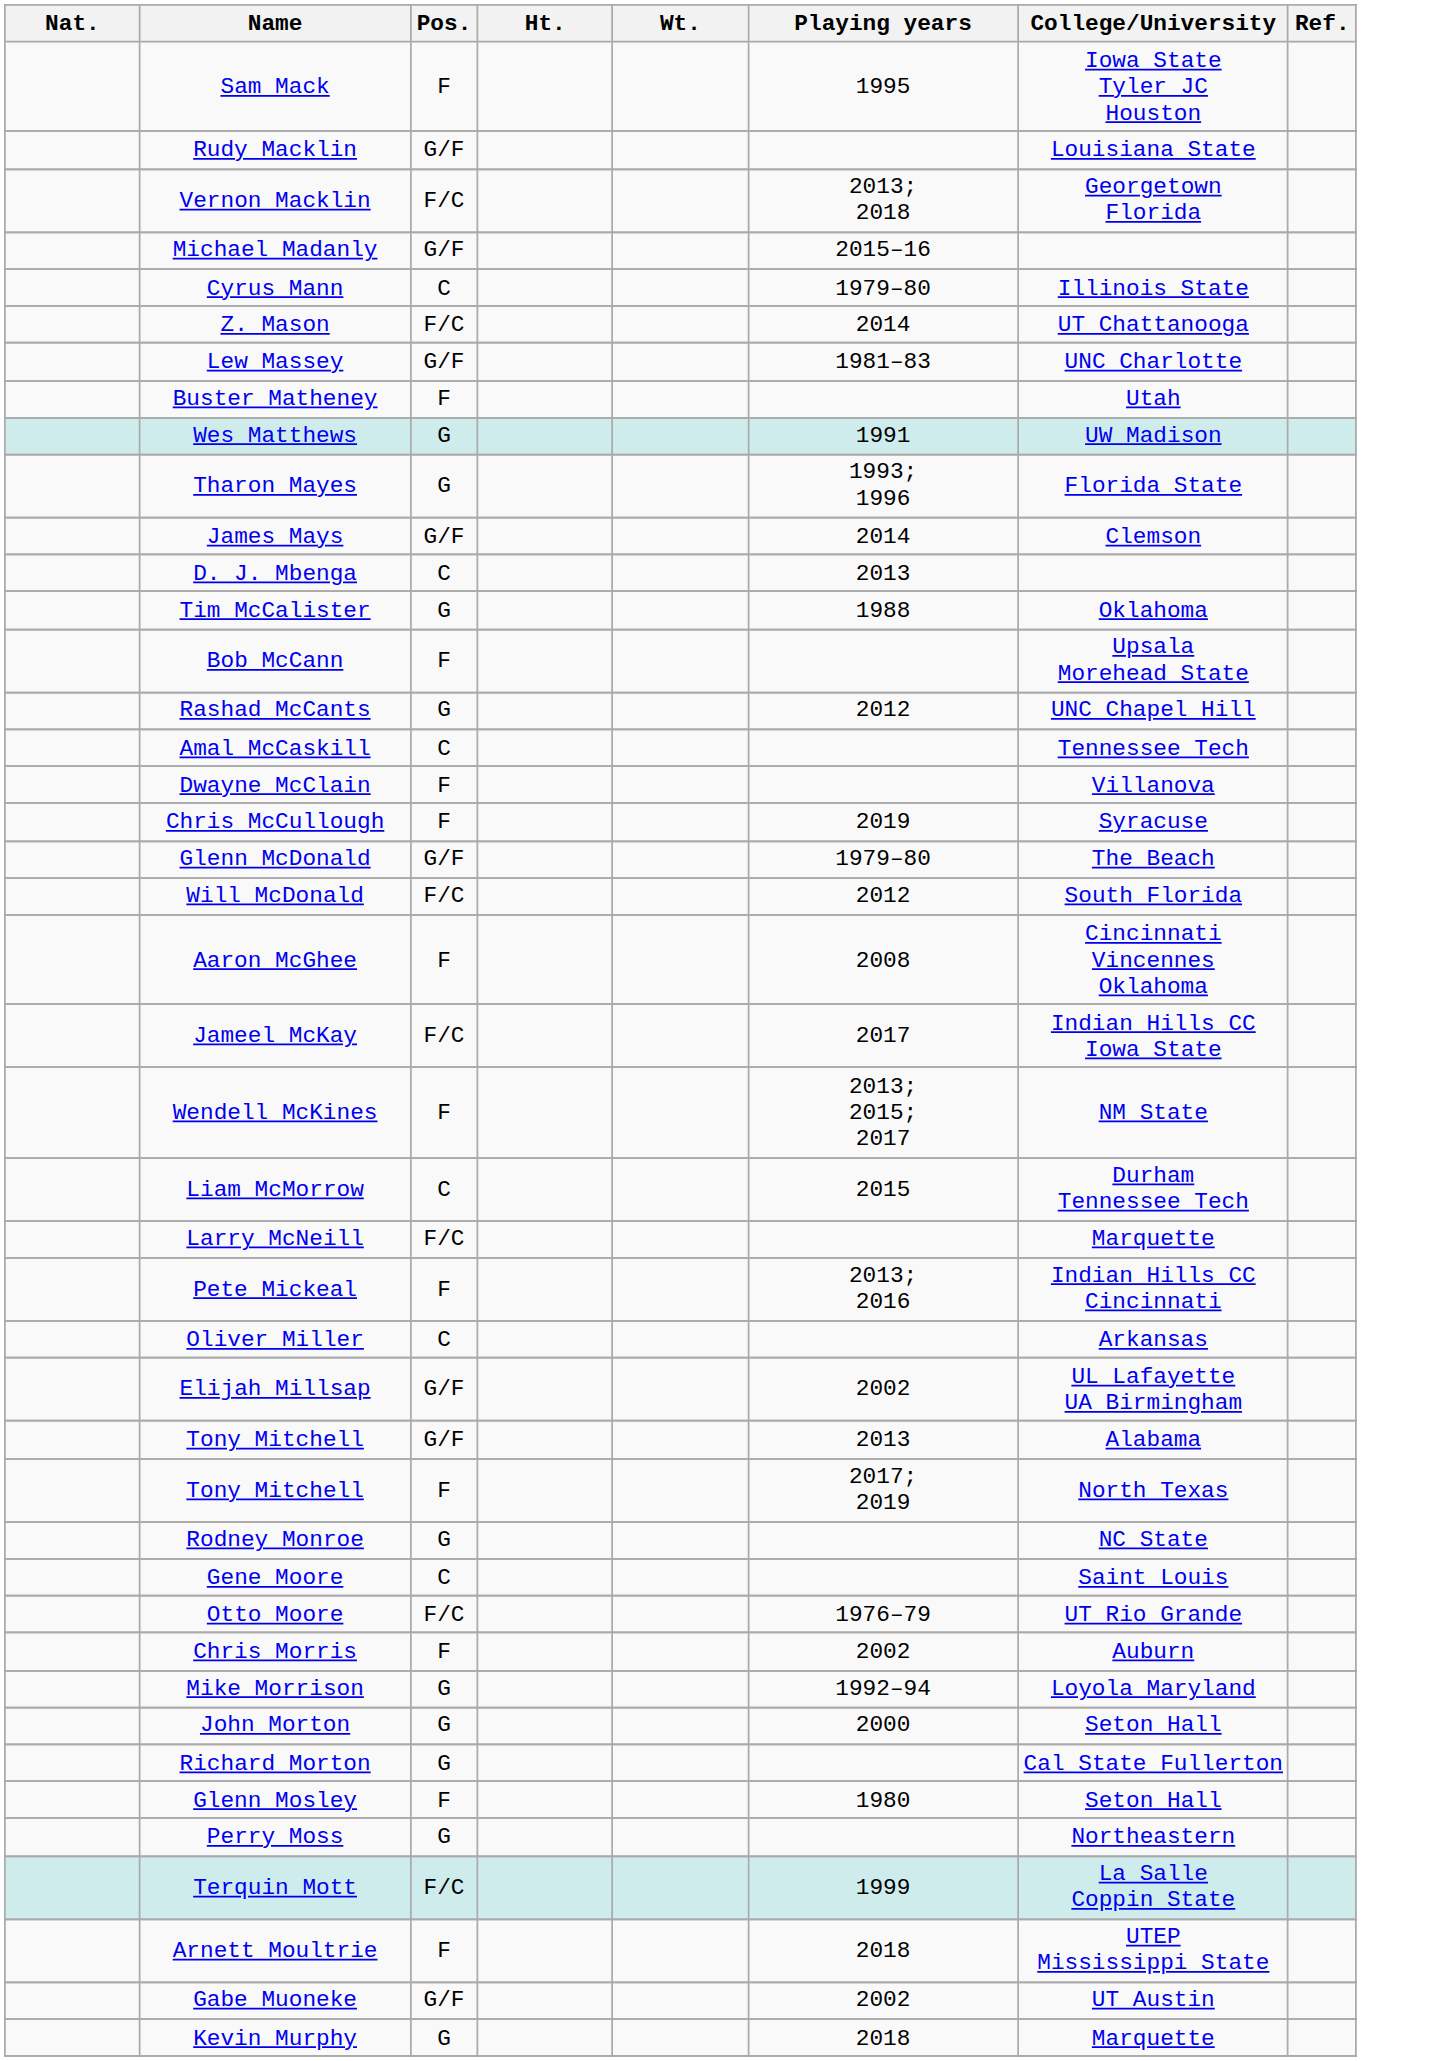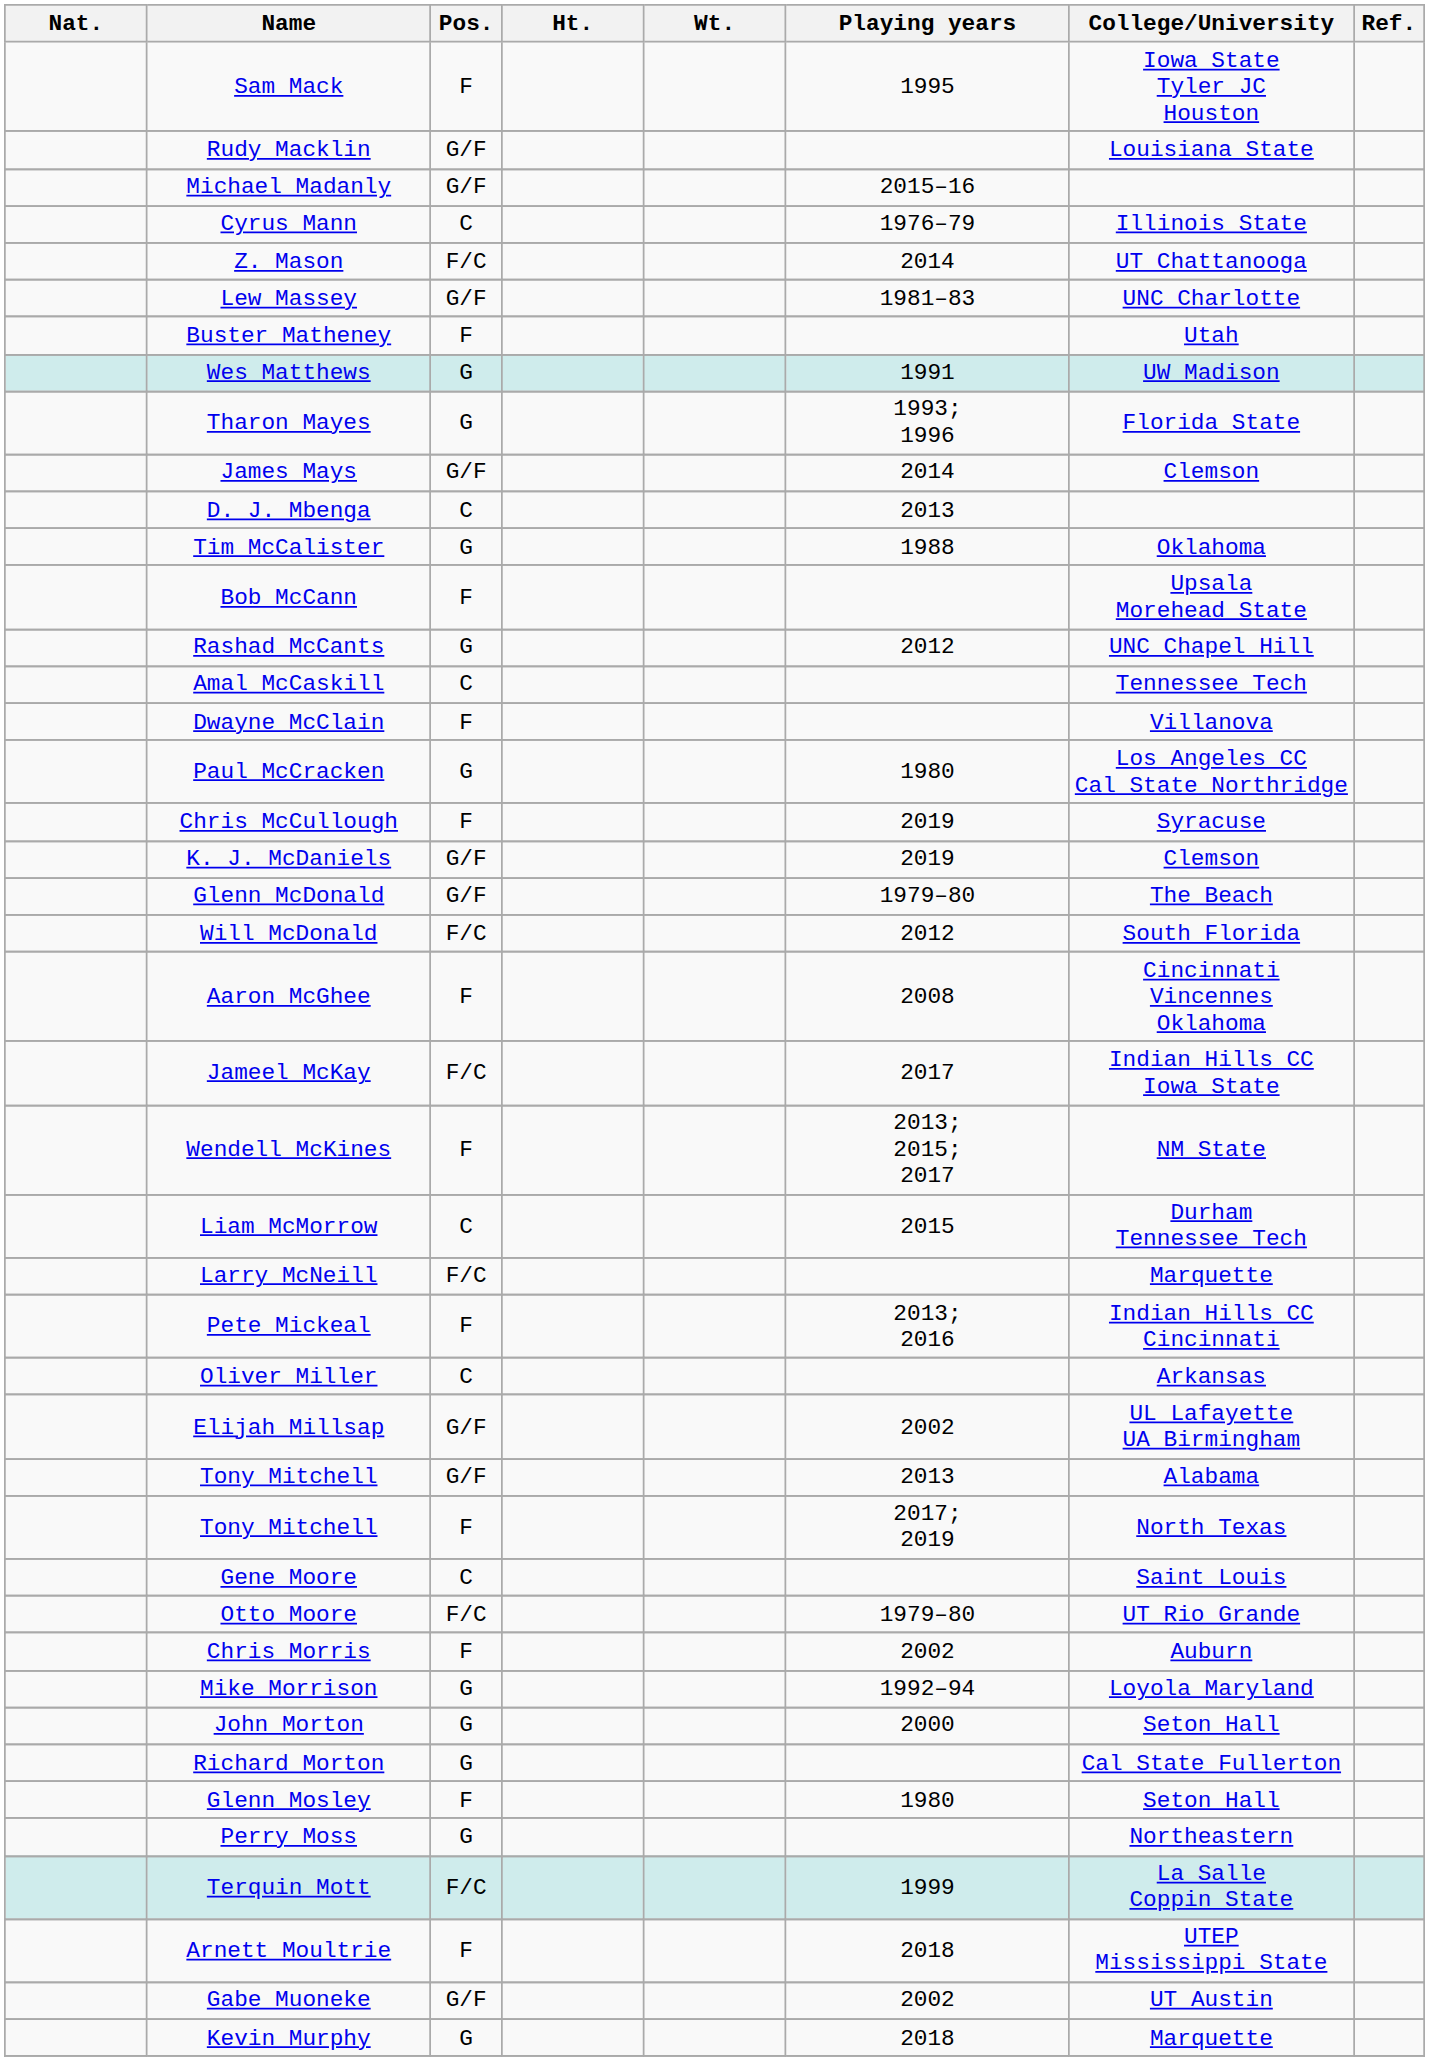- row: (275, 200)
(883, 288) 1979–80 -> (927, 224) 1976–79
+ row: (289, 772)
+ row: (289, 859)
- row: (275, 1540)
(883, 1614) 1976–79 -> (927, 1614) 1979–80
